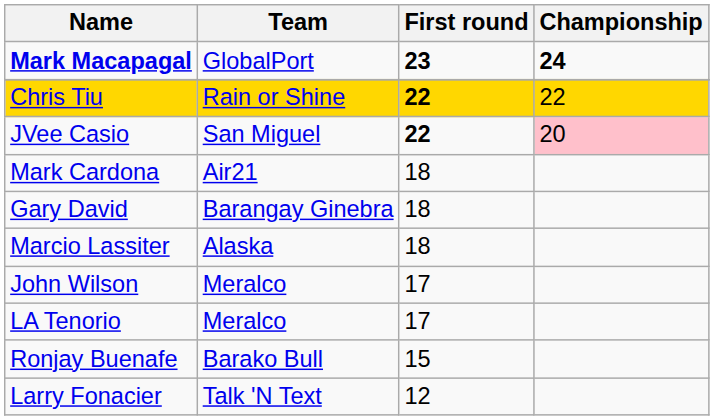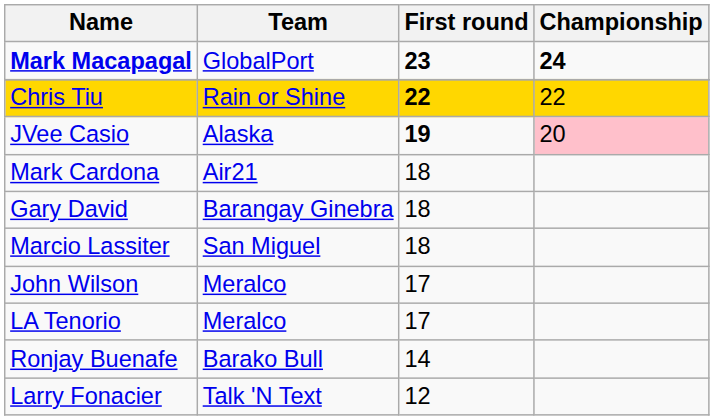(262, 135) San Miguel -> (238, 135) Alaska
(418, 135) 22 -> (418, 135) 19
(238, 246) Alaska -> (262, 246) San Miguel
(418, 358) 15 -> (418, 358) 14
